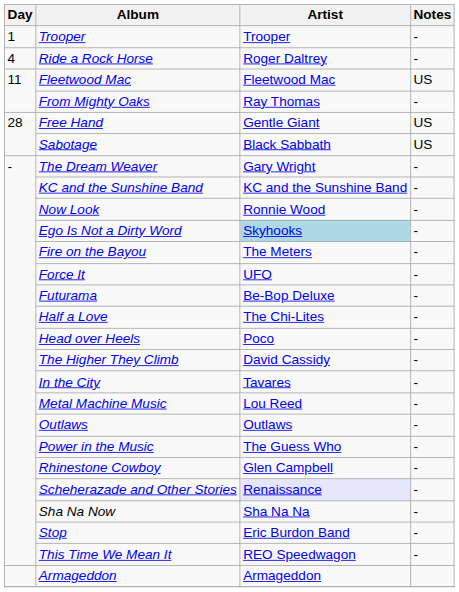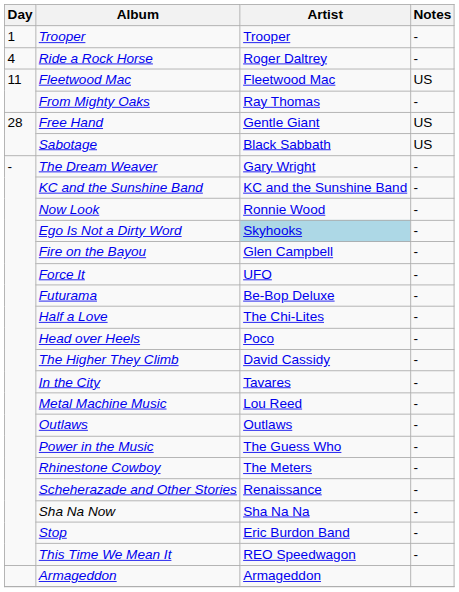(278, 252) The Meters -> (288, 252) Glen Campbell
(288, 468) Glen Campbell -> (278, 468) The Meters
(282, 489) lavender background -> (282, 489) no background
